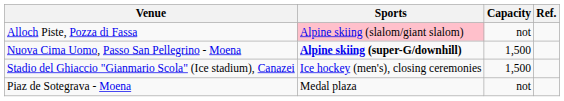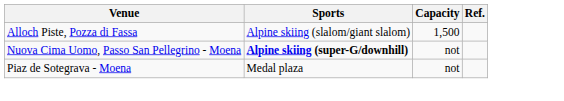(382, 31) pink background -> (328, 31) no background
(524, 31) not -> (447, 31) 1,500
(518, 50) 1,500 -> (452, 50) not
- row: (151, 68)
